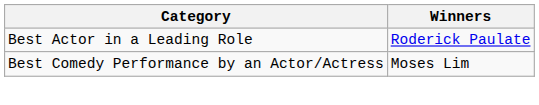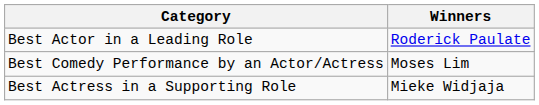+ row: (152, 88)
